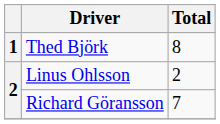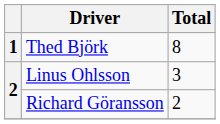(177, 75) 2 -> (177, 75) 3
(177, 103) 7 -> (177, 103) 2
